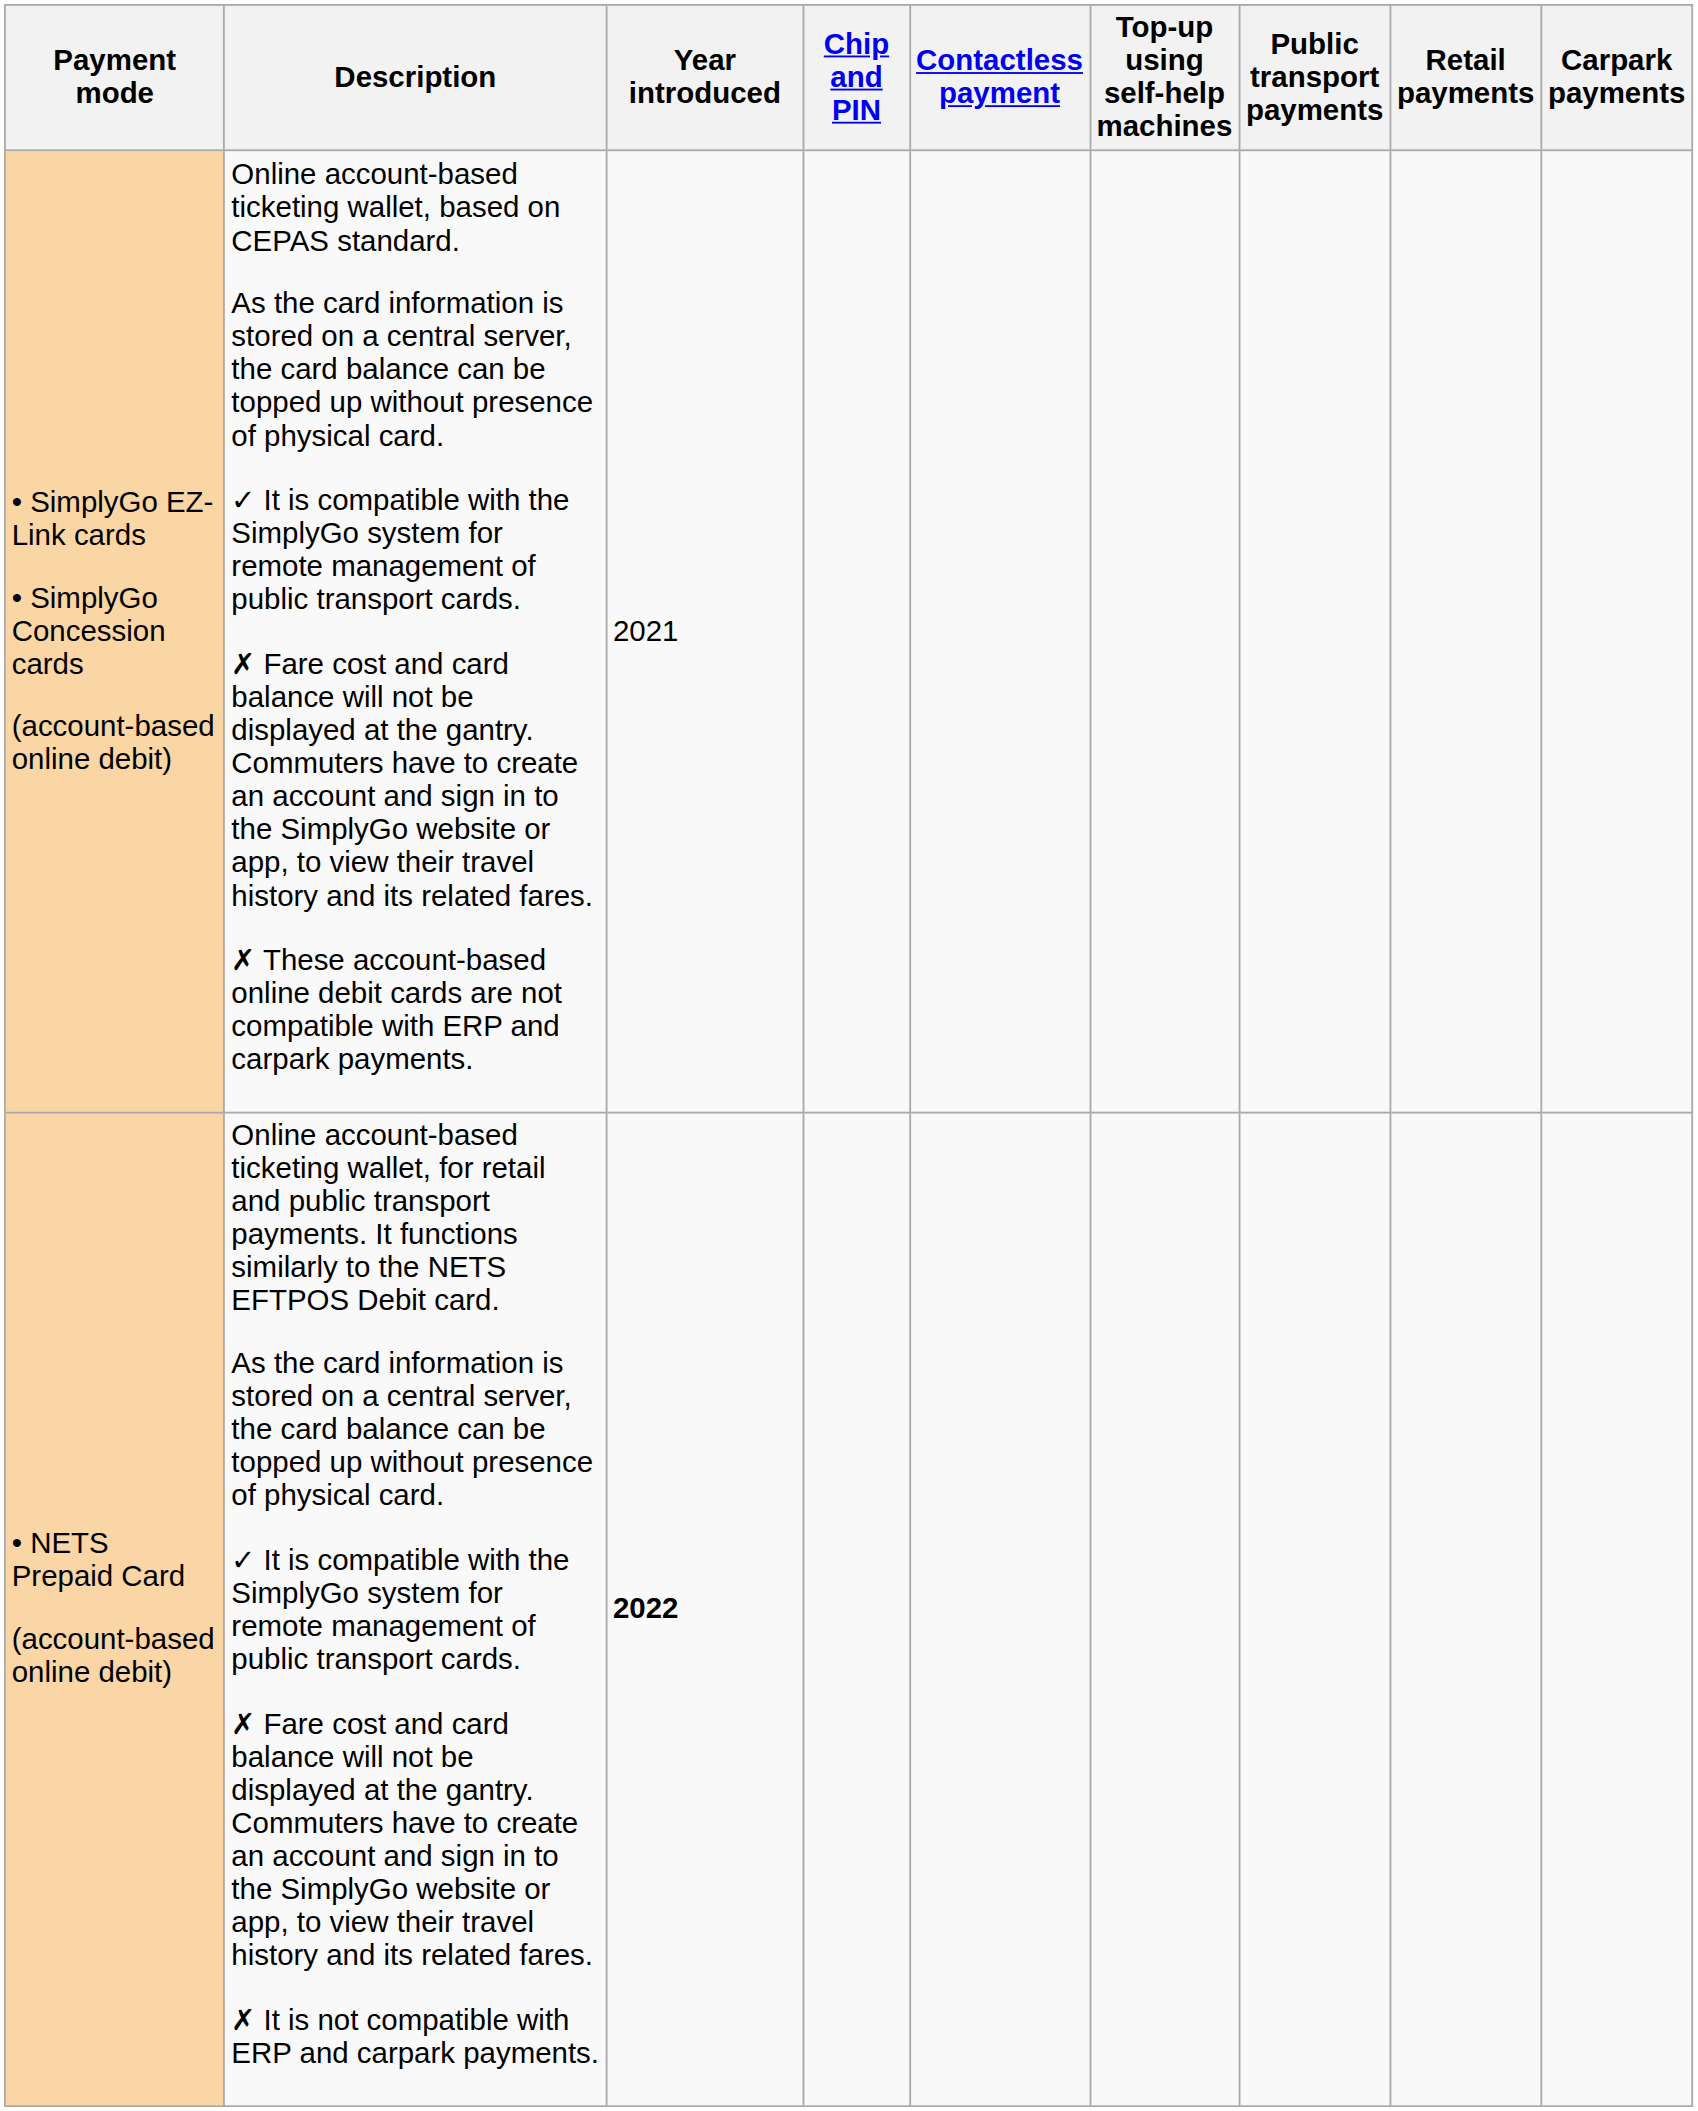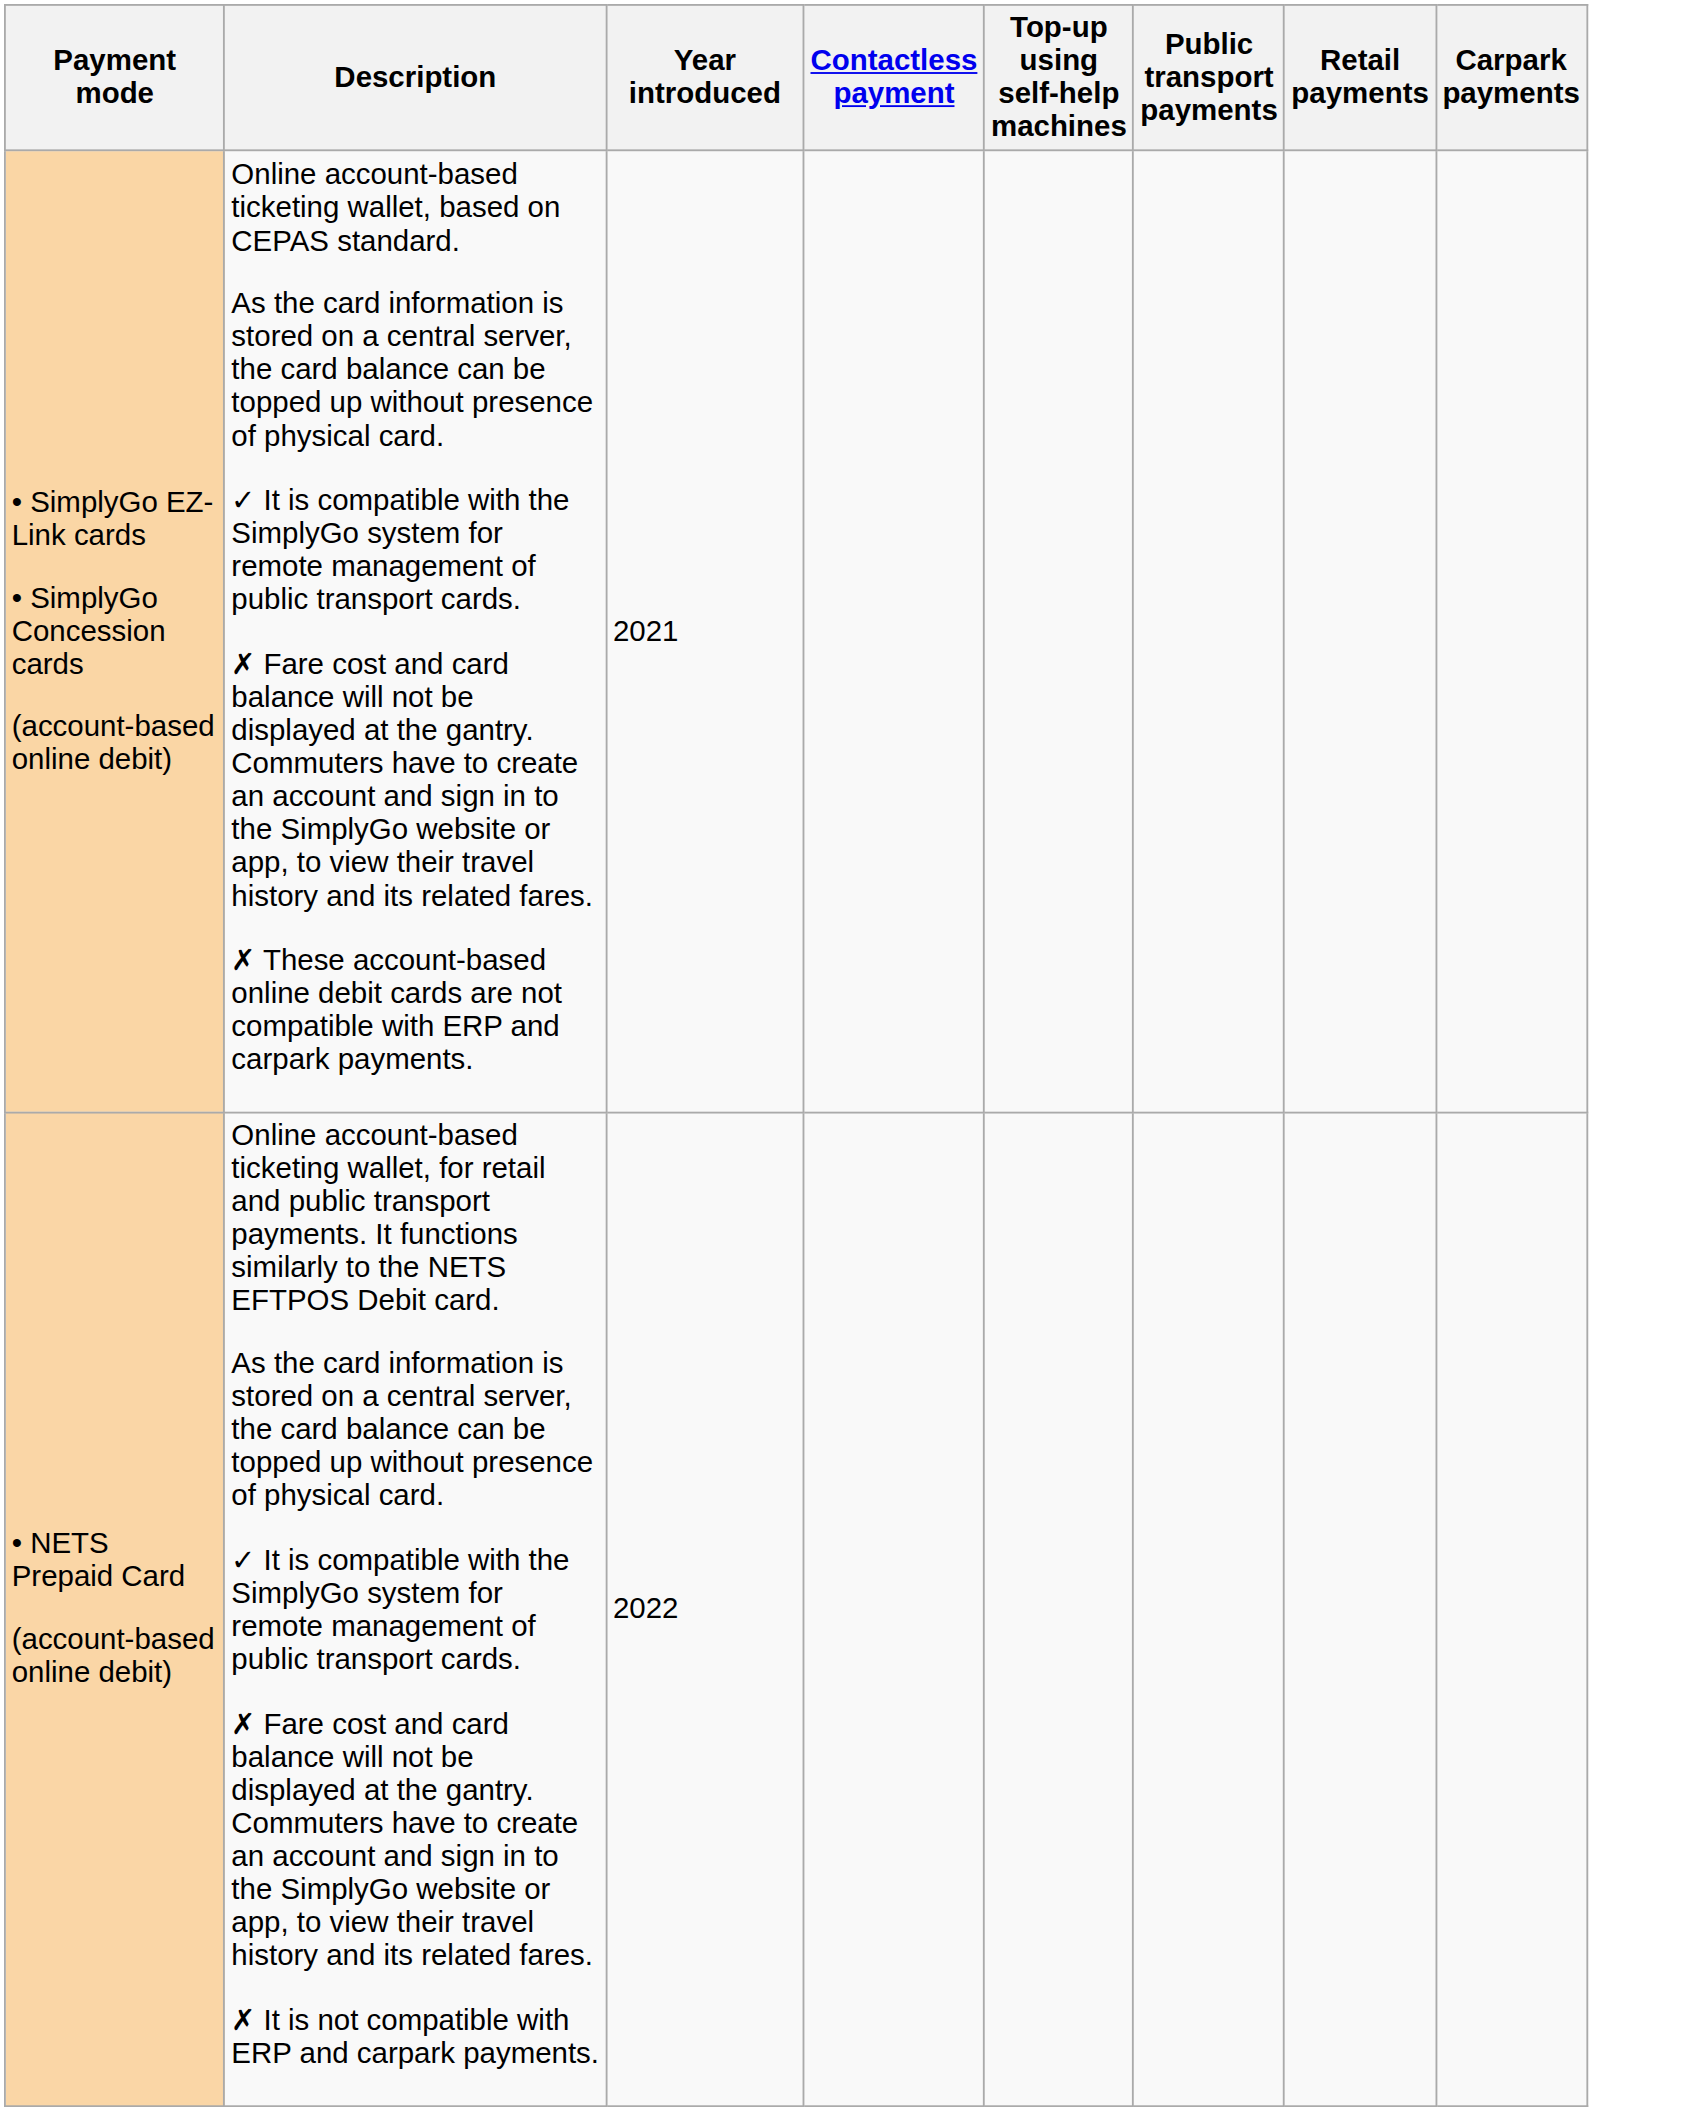- column: (856, 77)
(646, 1608) bold -> (646, 1608) normal
